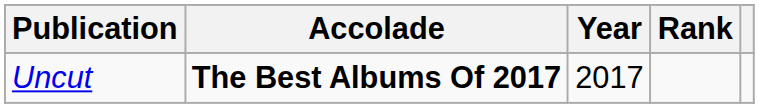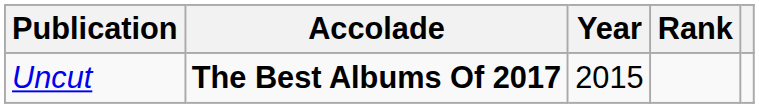(609, 77) 2017 -> (609, 77) 2015
